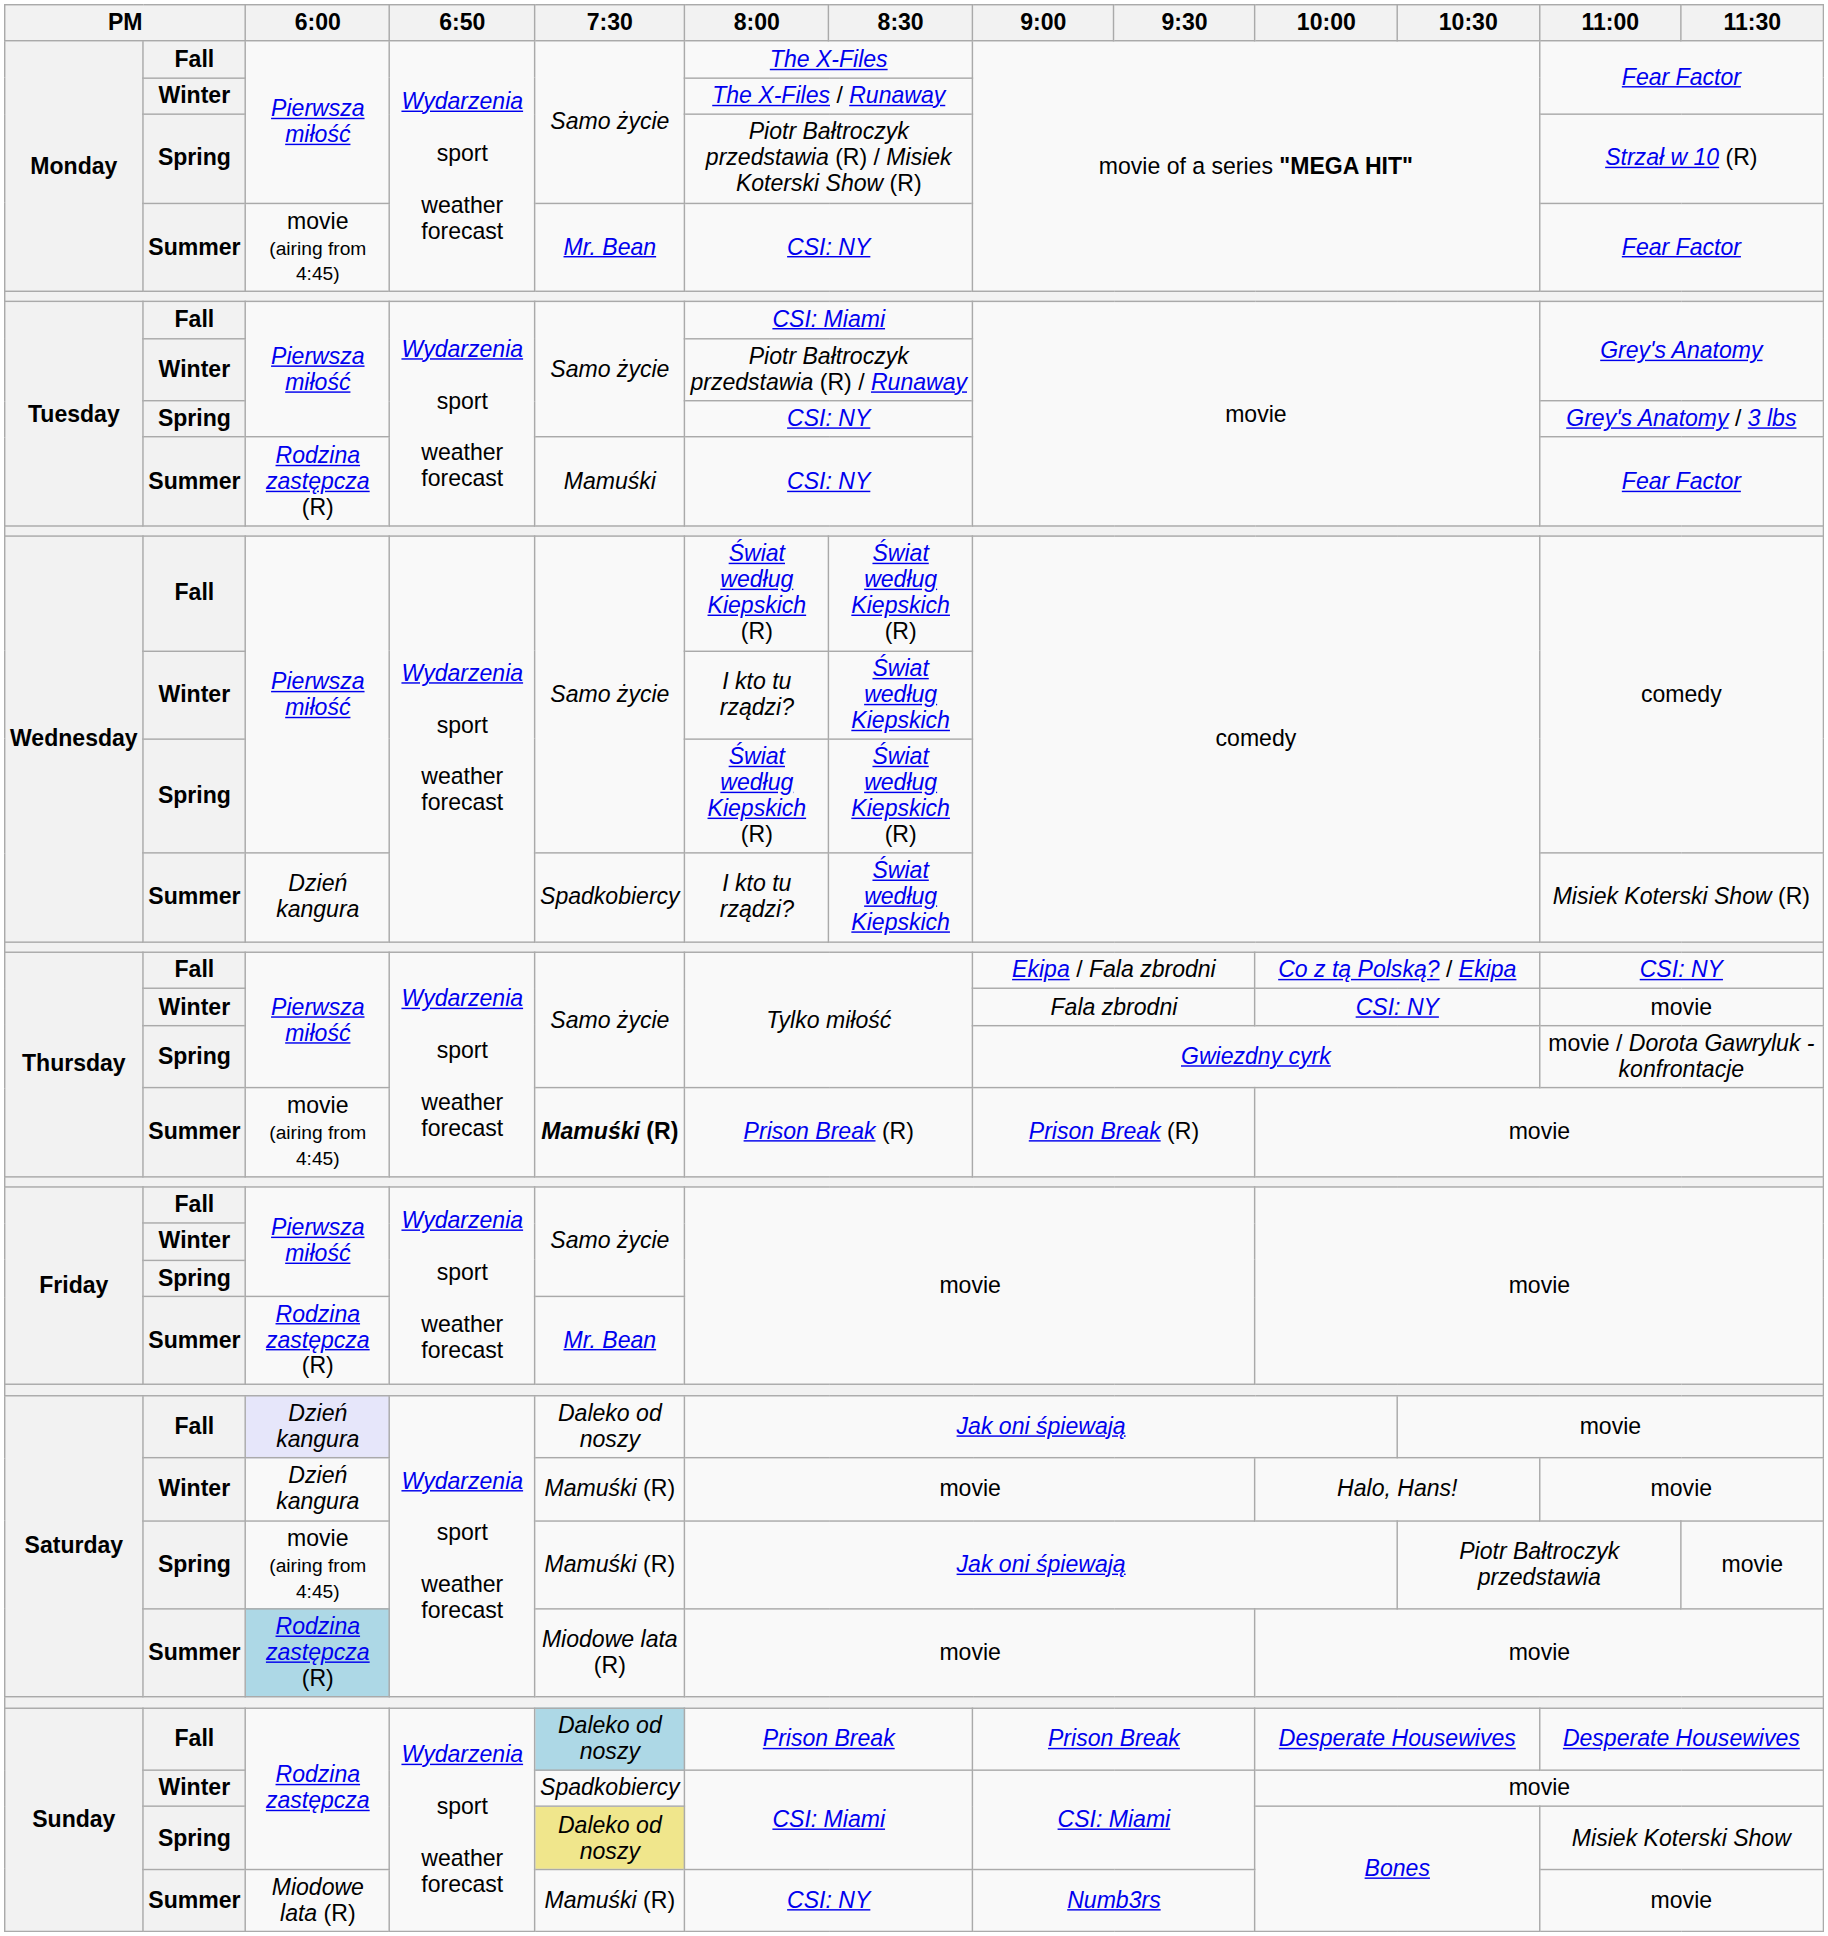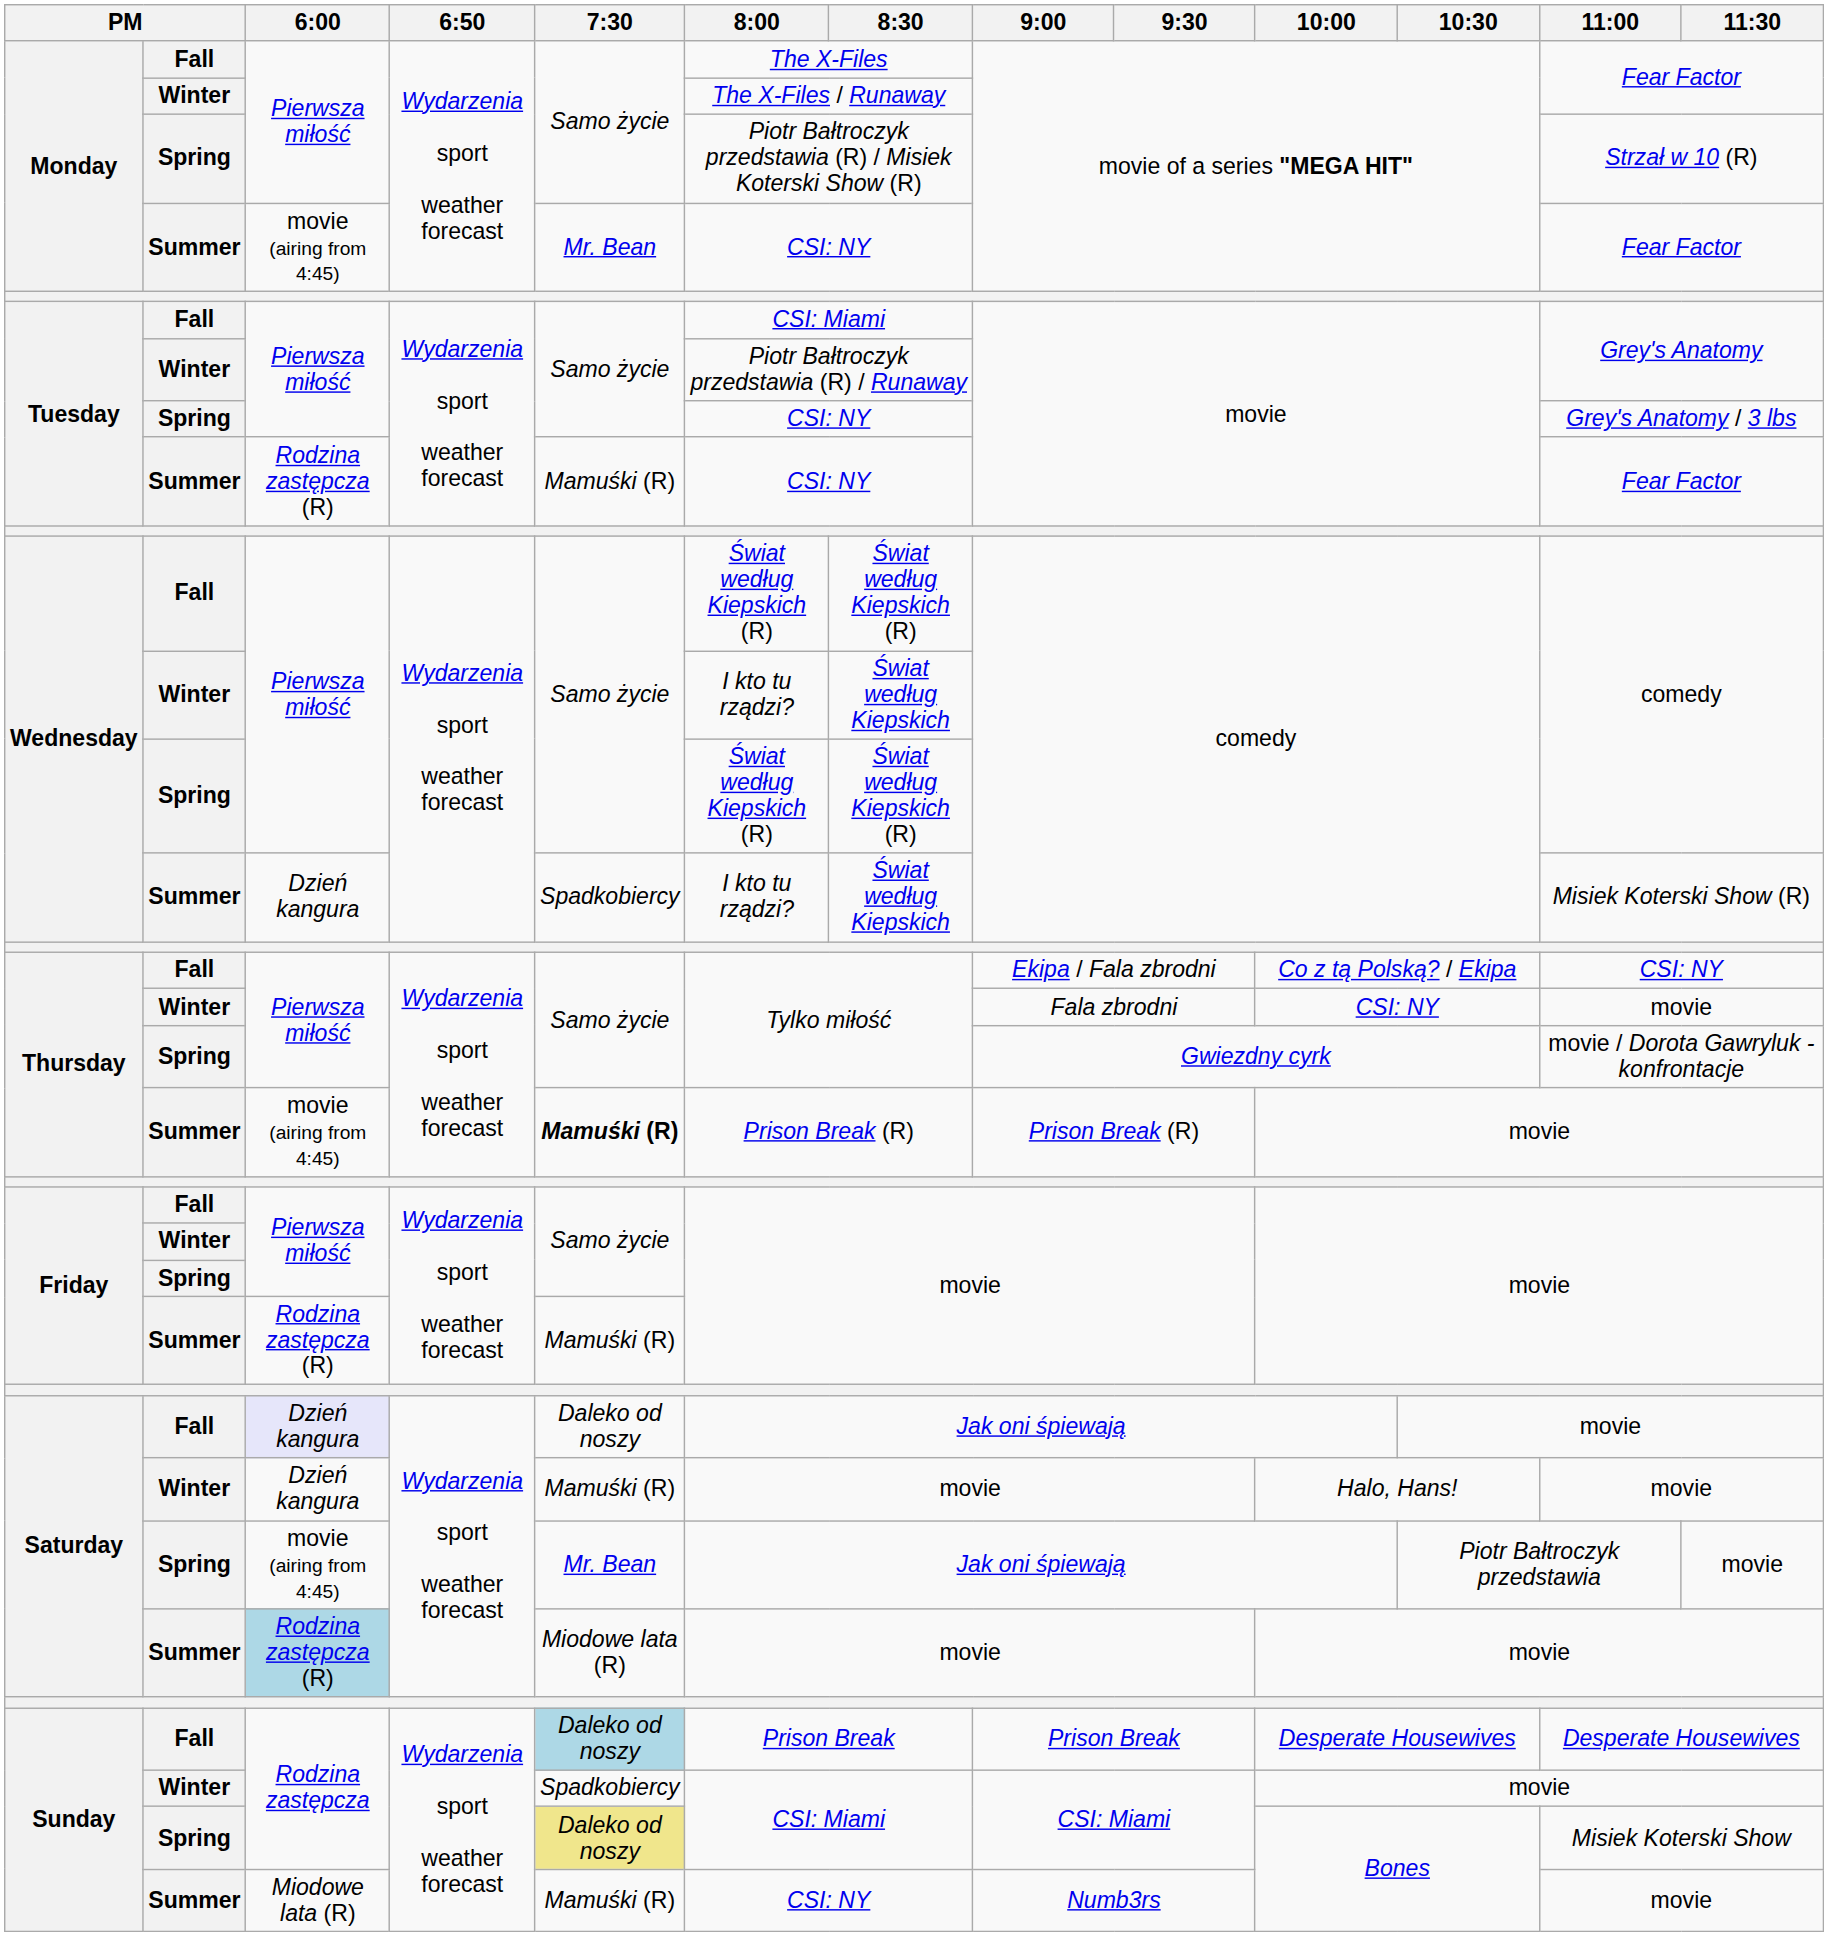(610, 481) Mamuśki -> (610, 481) Mamuśki (R)
(610, 1340) Mr. Bean -> (610, 1340) Mamuśki (R)
(610, 1564) Mamuśki (R) -> (610, 1564) Mr. Bean
